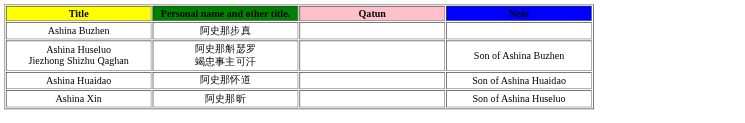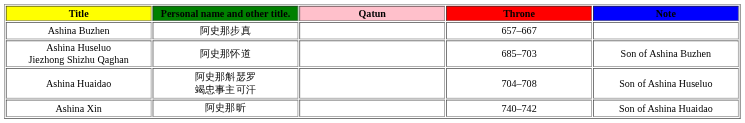+ column: (519, 13)
(225, 55) 阿史那斛瑟罗 竭忠事主可汗 -> (225, 53) 阿史那怀道
(225, 80) 阿史那怀道 -> (225, 83) 阿史那斛瑟罗 竭忠事主可汗
(519, 80) Son of Ashina Huaidao -> (666, 83) Son of Ashina Huseluo
(519, 98) Son of Ashina Huseluo -> (666, 108) Son of Ashina Huaidao
